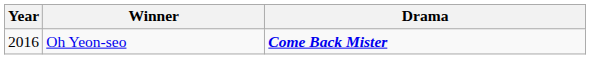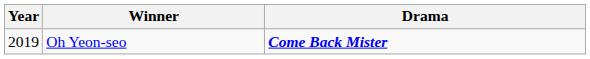(24, 41) 2016 -> (24, 41) 2019
